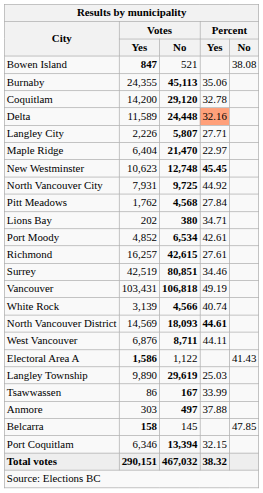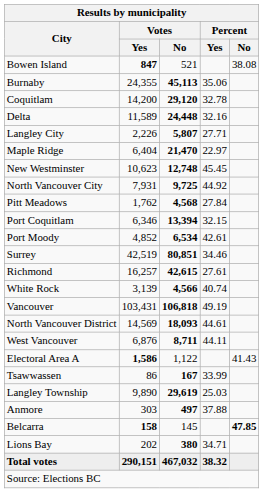(215, 116) lightsalmon background -> (215, 116) no background
(215, 168) bold -> (215, 168) normal
rows swapped: (40, 444) <-> (29, 220)
rows swapped: (30, 254) <-> (21, 271)
rows swapped: (30, 289) <-> (33, 306)
(215, 323) bold -> (215, 323) normal
rows swapped: (47, 375) <-> (34, 392)
(244, 427) normal -> (244, 427) bold
